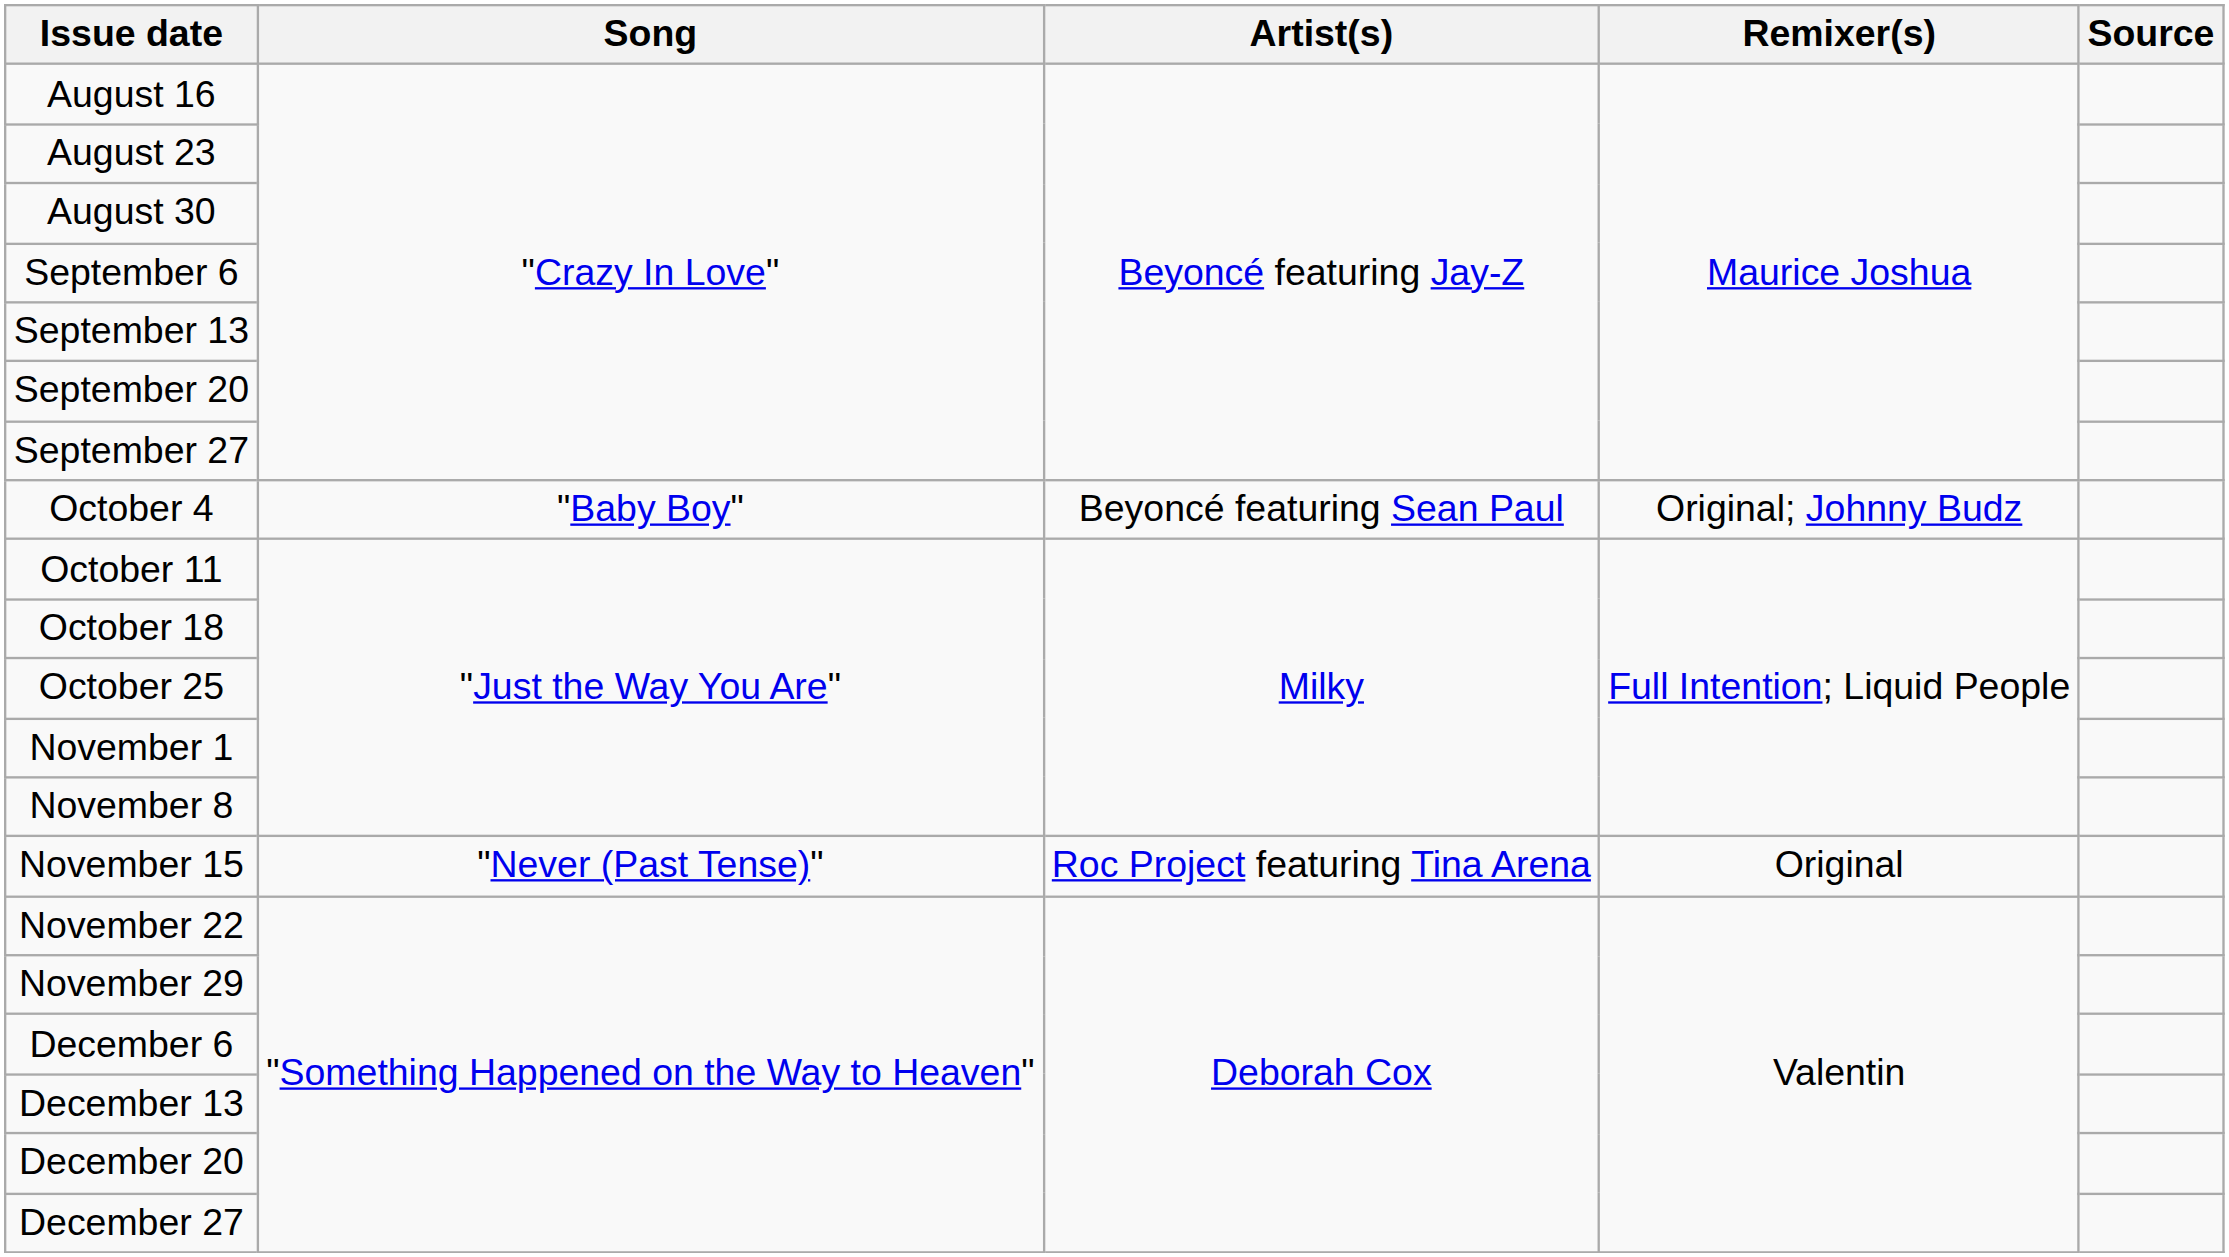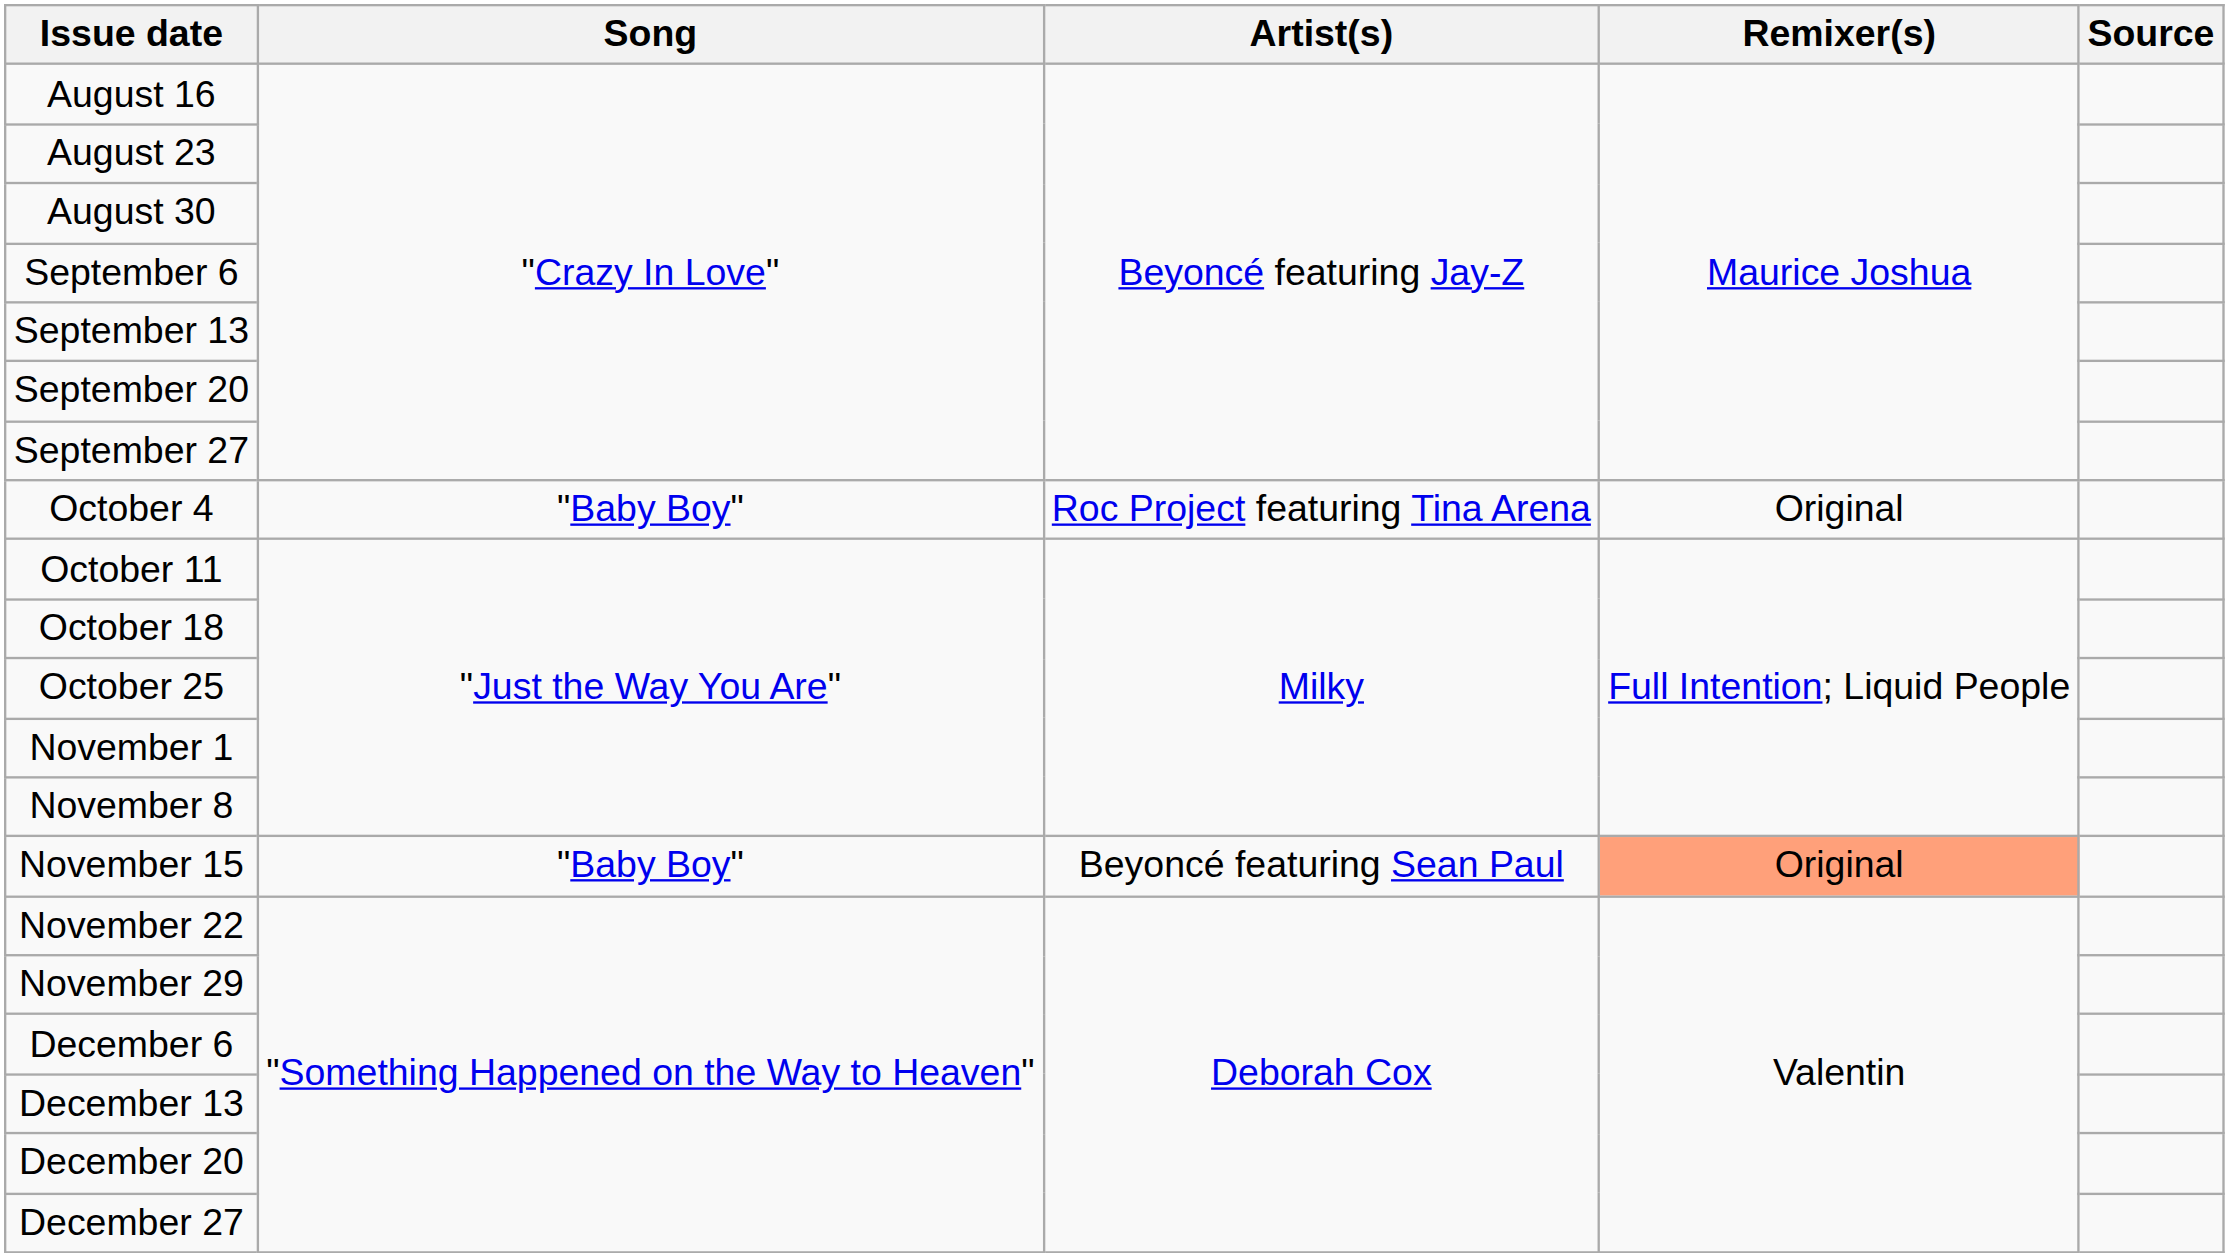(1321, 509) Beyoncé featuring Sean Paul -> (1321, 509) Roc Project featuring Tina Arena
(1839, 509) Original; Johnny Budz -> (1839, 509) Original
(650, 865) "Never (Past Tense)" -> (650, 865) "Baby Boy"
(1321, 865) Roc Project featuring Tina Arena -> (1321, 865) Beyoncé featuring Sean Paul
(1839, 865) no background -> (1839, 865) lightsalmon background
